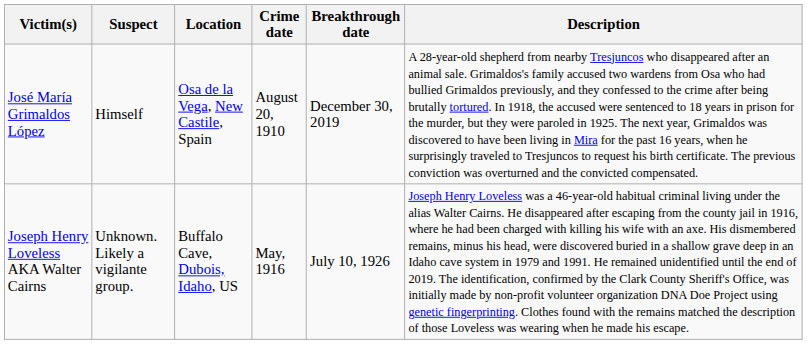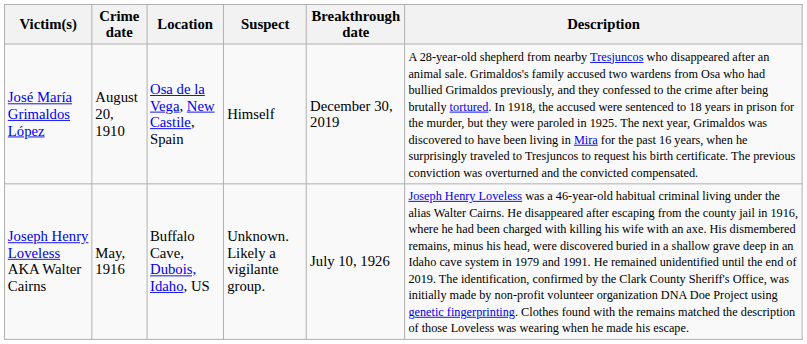columns swapped: (133, 24) <-> (279, 24)
